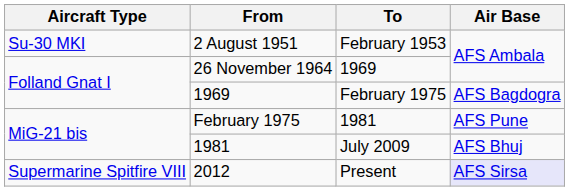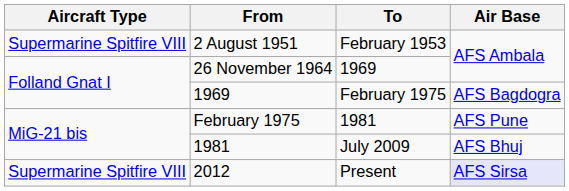(47, 43) Su-30 MKI -> (97, 43) Supermarine Spitfire VIII
